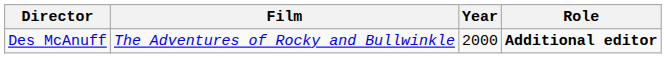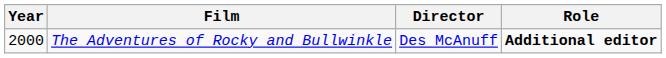columns swapped: (480, 17) <-> (57, 17)
